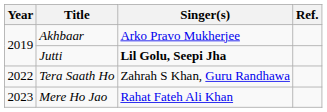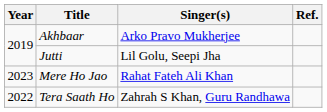(173, 55) bold -> (170, 55) normal
rows swapped: (77, 76) <-> (73, 96)
